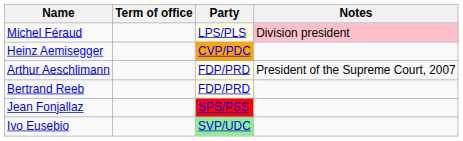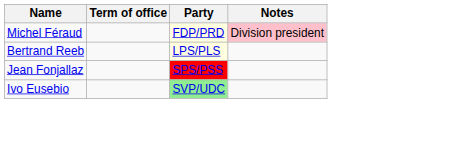(222, 32) LPS/PLS -> (198, 32) FDP/PRD
- row: (55, 51)
- row: (58, 70)
(224, 88) FDP/PRD -> (196, 51) LPS/PLS
